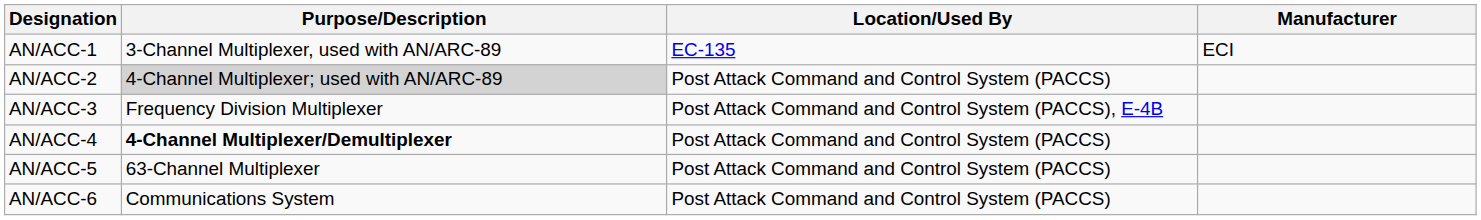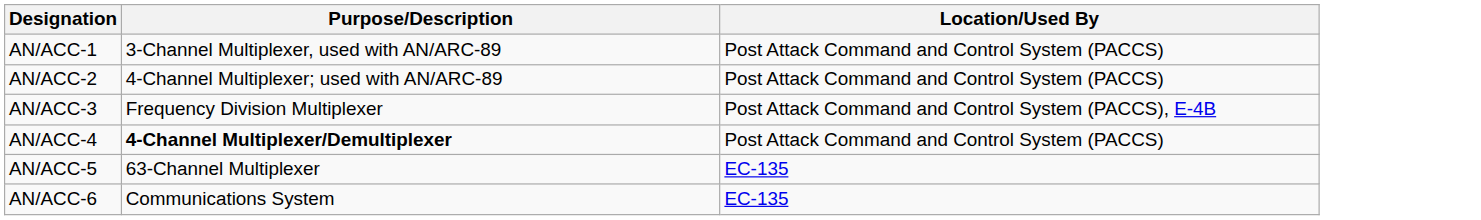- column: (1337, 19)
(703, 49) EC-135 -> (944, 49) Post Attack Command and Control System (PACCS)
(314, 79) lightgrey background -> (314, 79) no background
(891, 169) Post Attack Command and Control System (PACCS) -> (756, 169) EC-135
(891, 199) Post Attack Command and Control System (PACCS) -> (756, 199) EC-135
